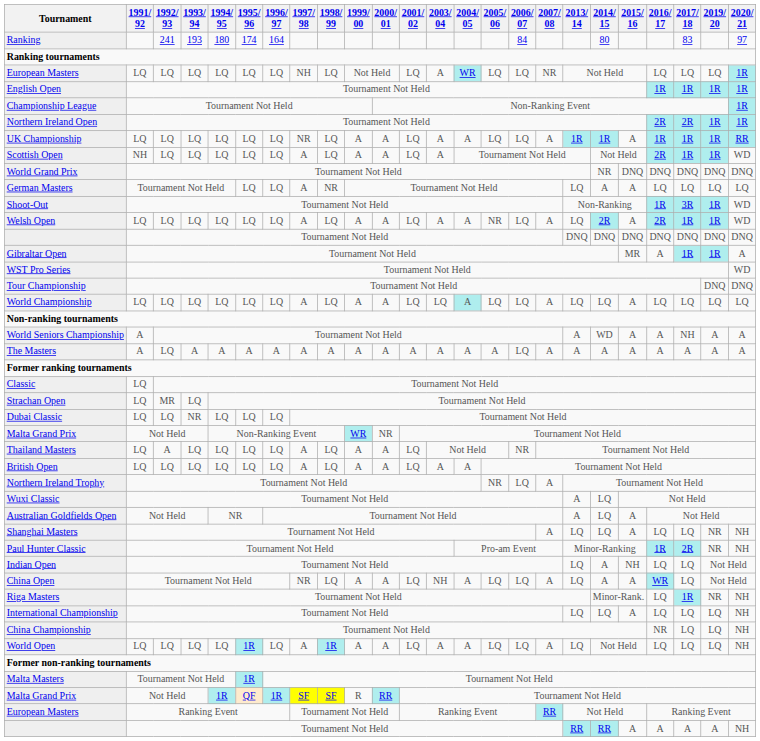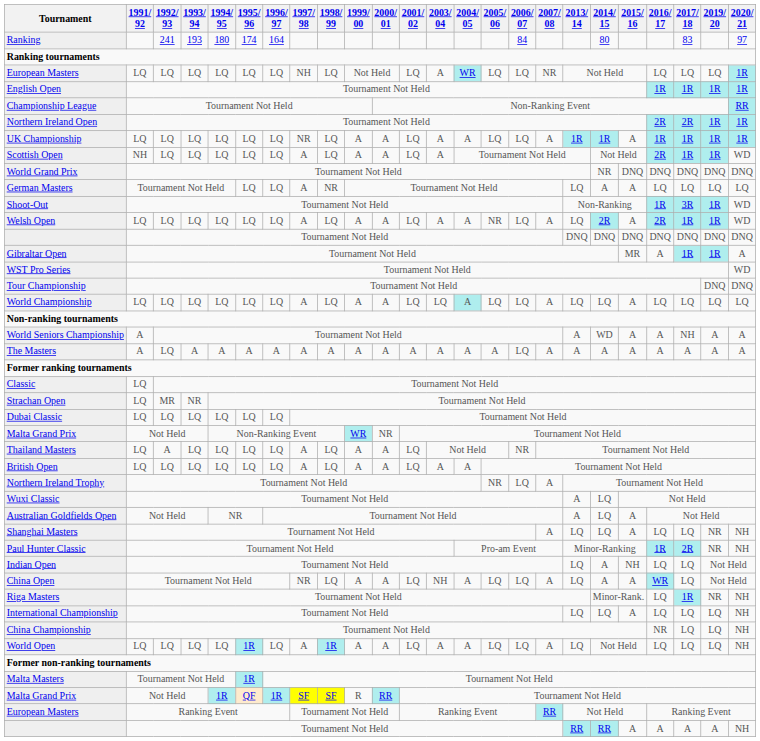(742, 105) 1R -> (742, 105) RR
(742, 138) RR -> (742, 138) 1R
(195, 400) LQ -> (195, 400) NR
(195, 417) NR -> (195, 417) LQ
